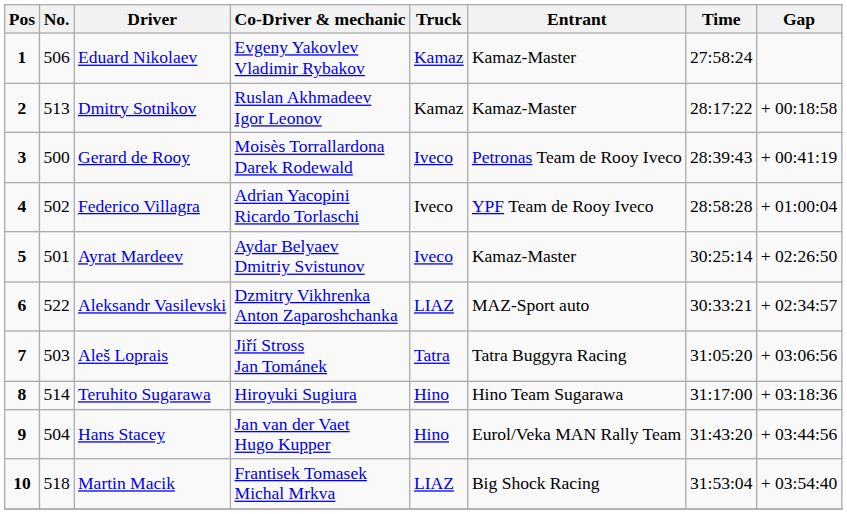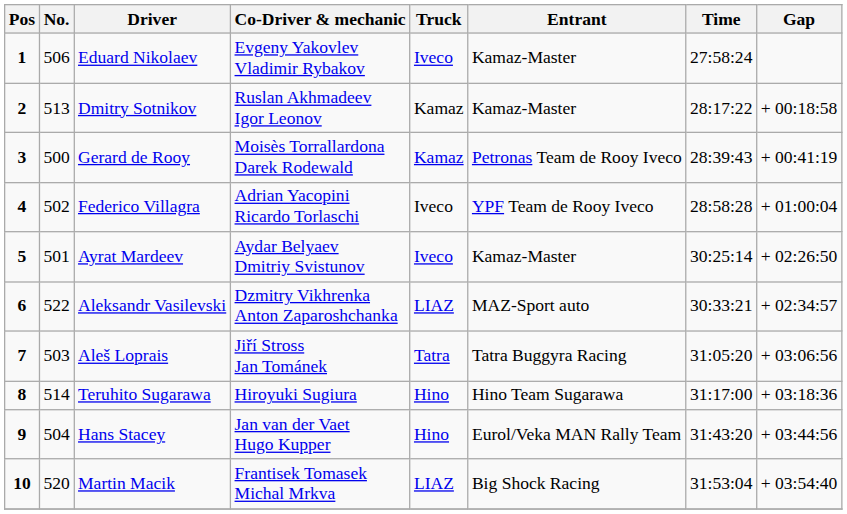(439, 57) Kamaz -> (433, 57) Iveco
(433, 156) Iveco -> (439, 156) Kamaz
(57, 483) 518 -> (57, 483) 520
